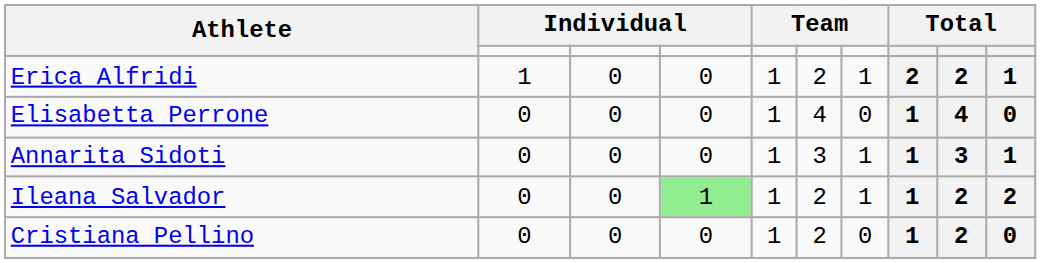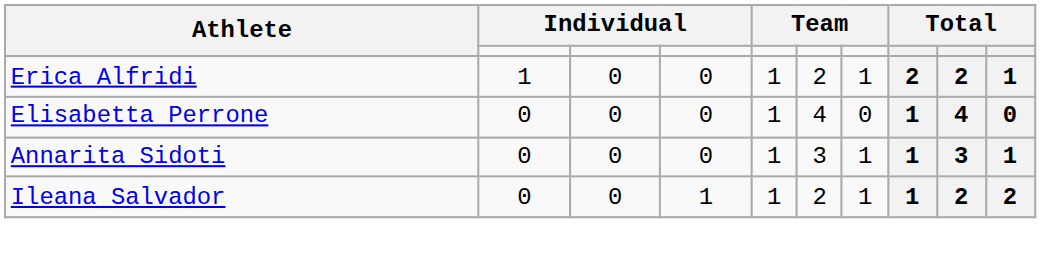(706, 197) lightgreen background -> (706, 197) no background
- row: (132, 237)
